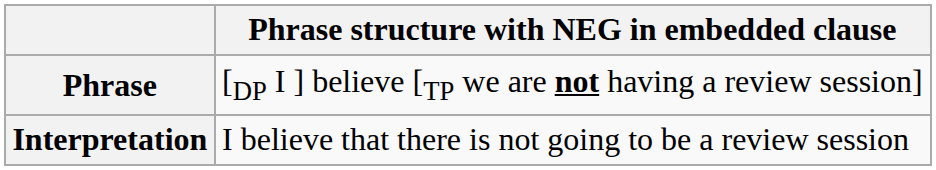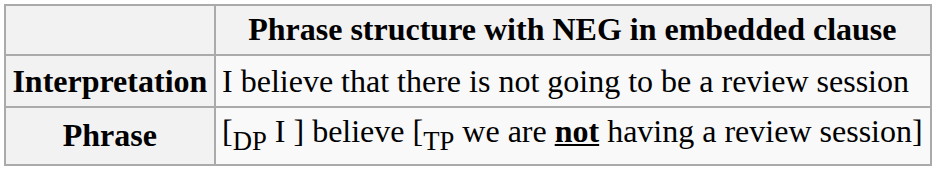rows swapped: (110, 84) <-> (110, 139)
